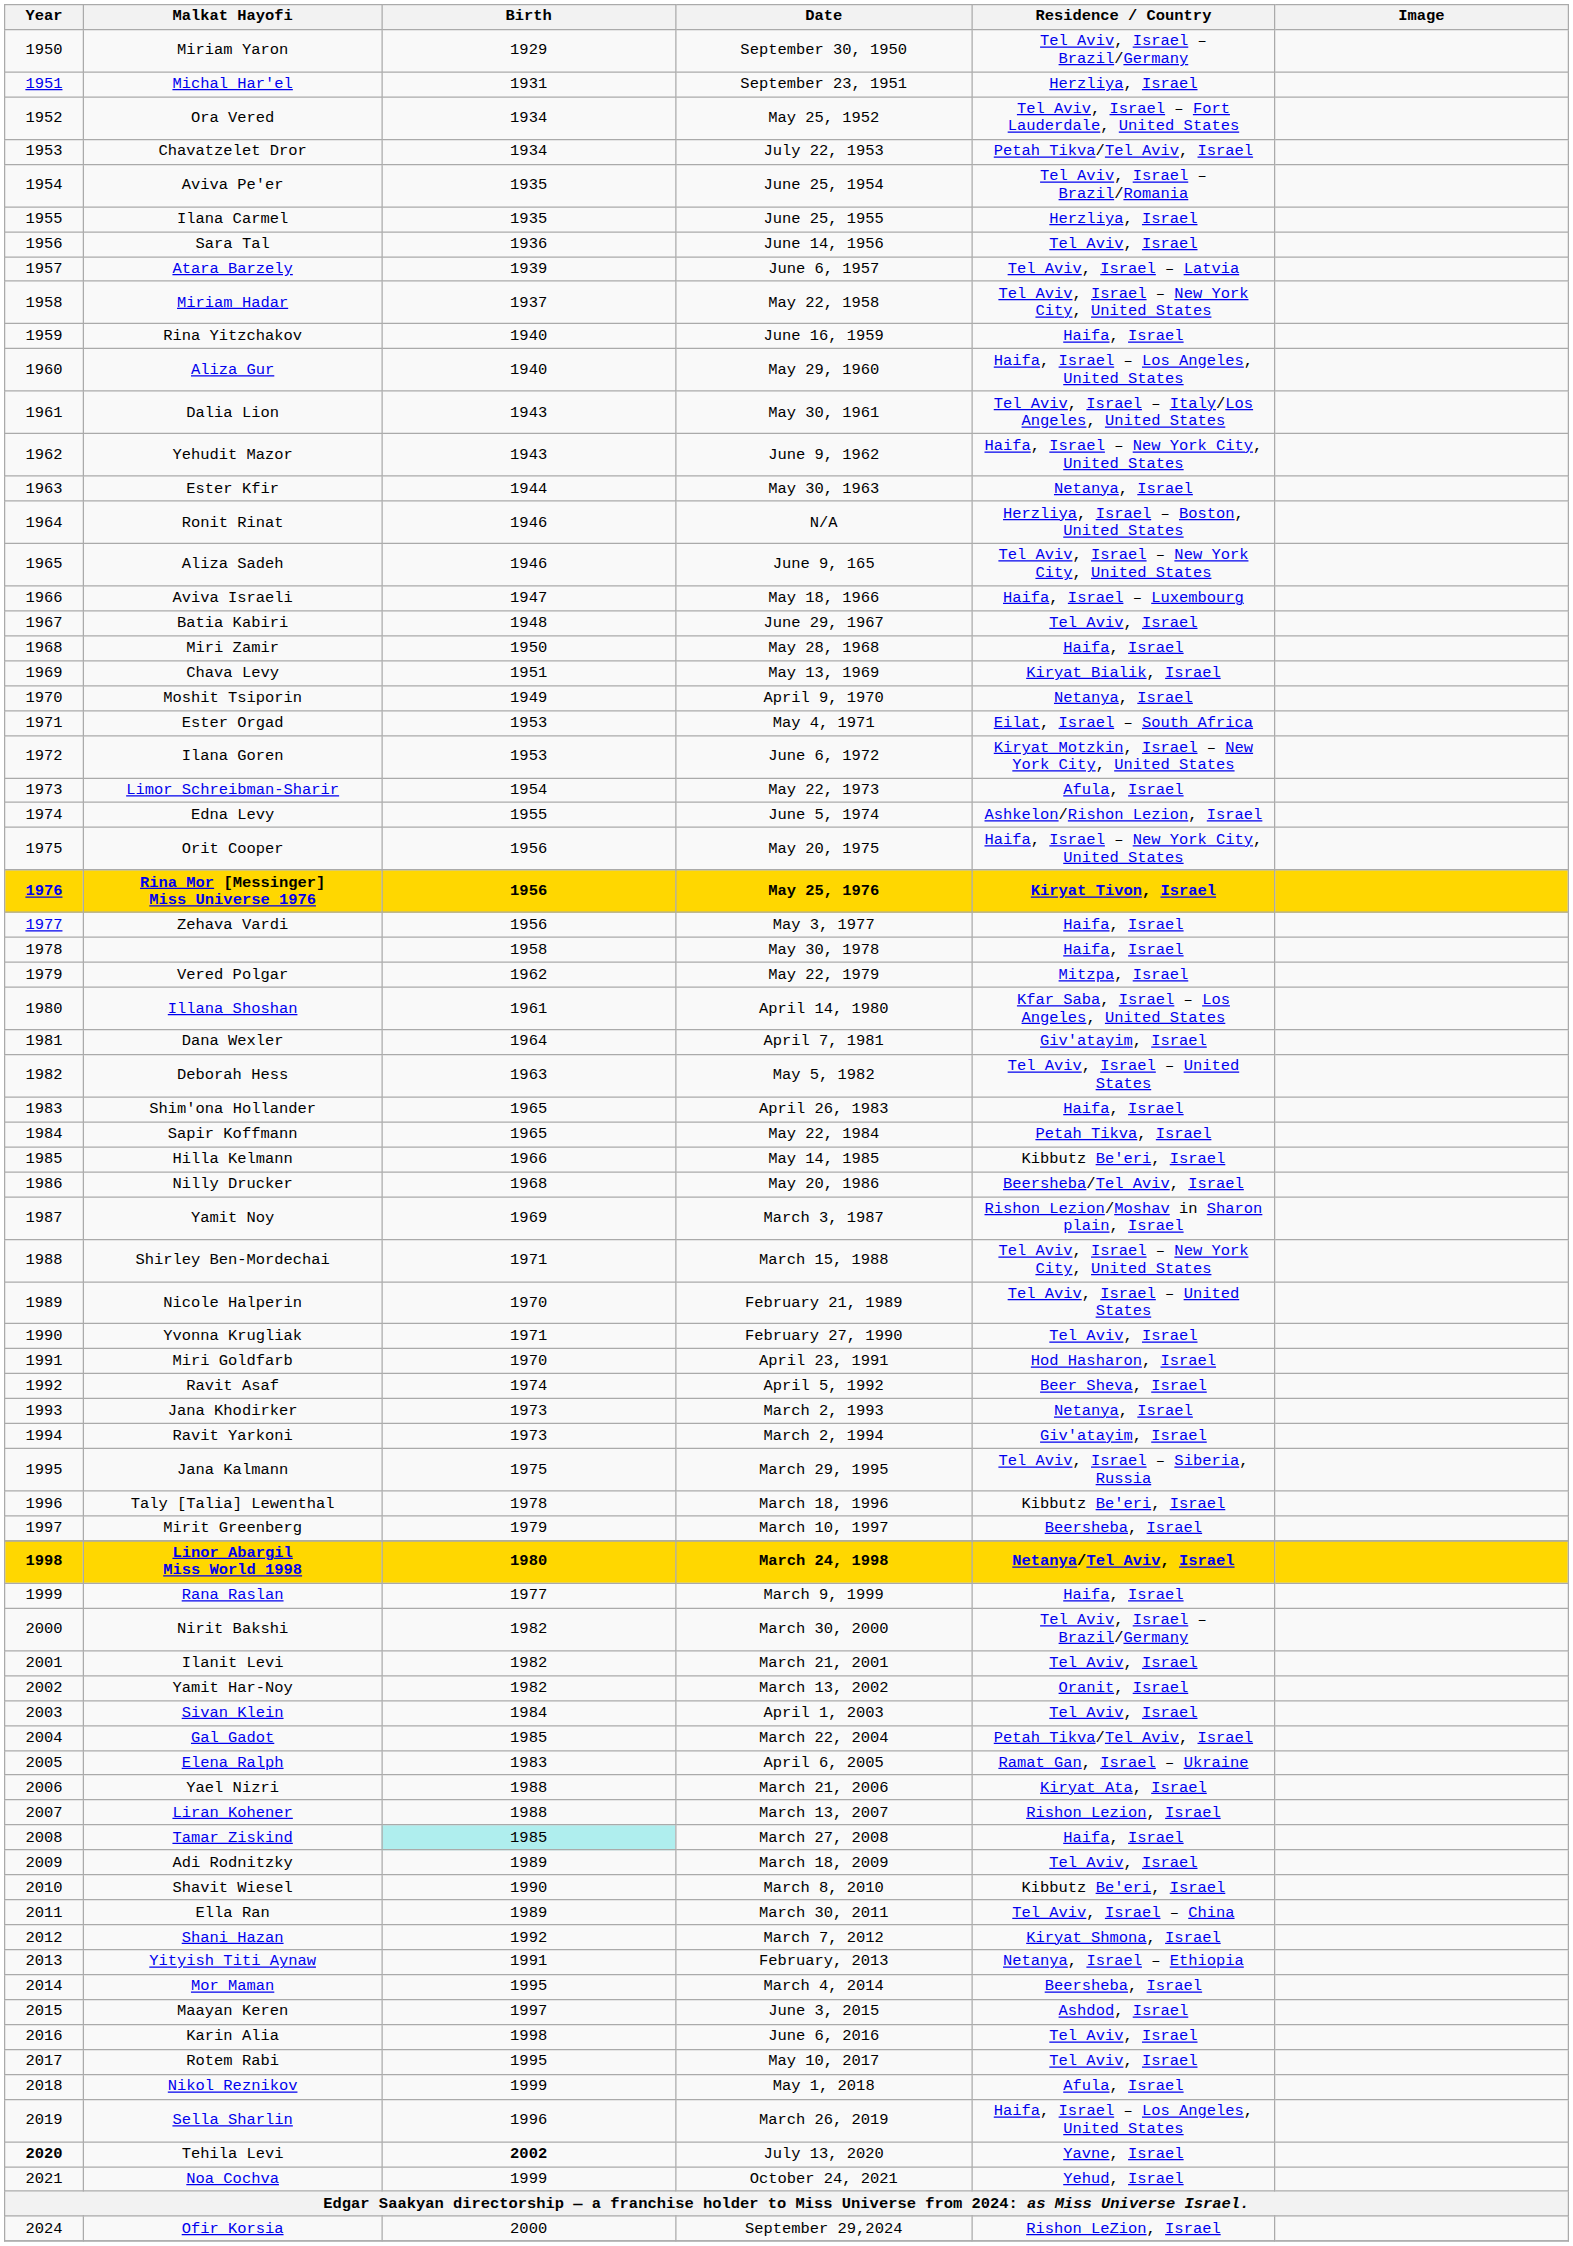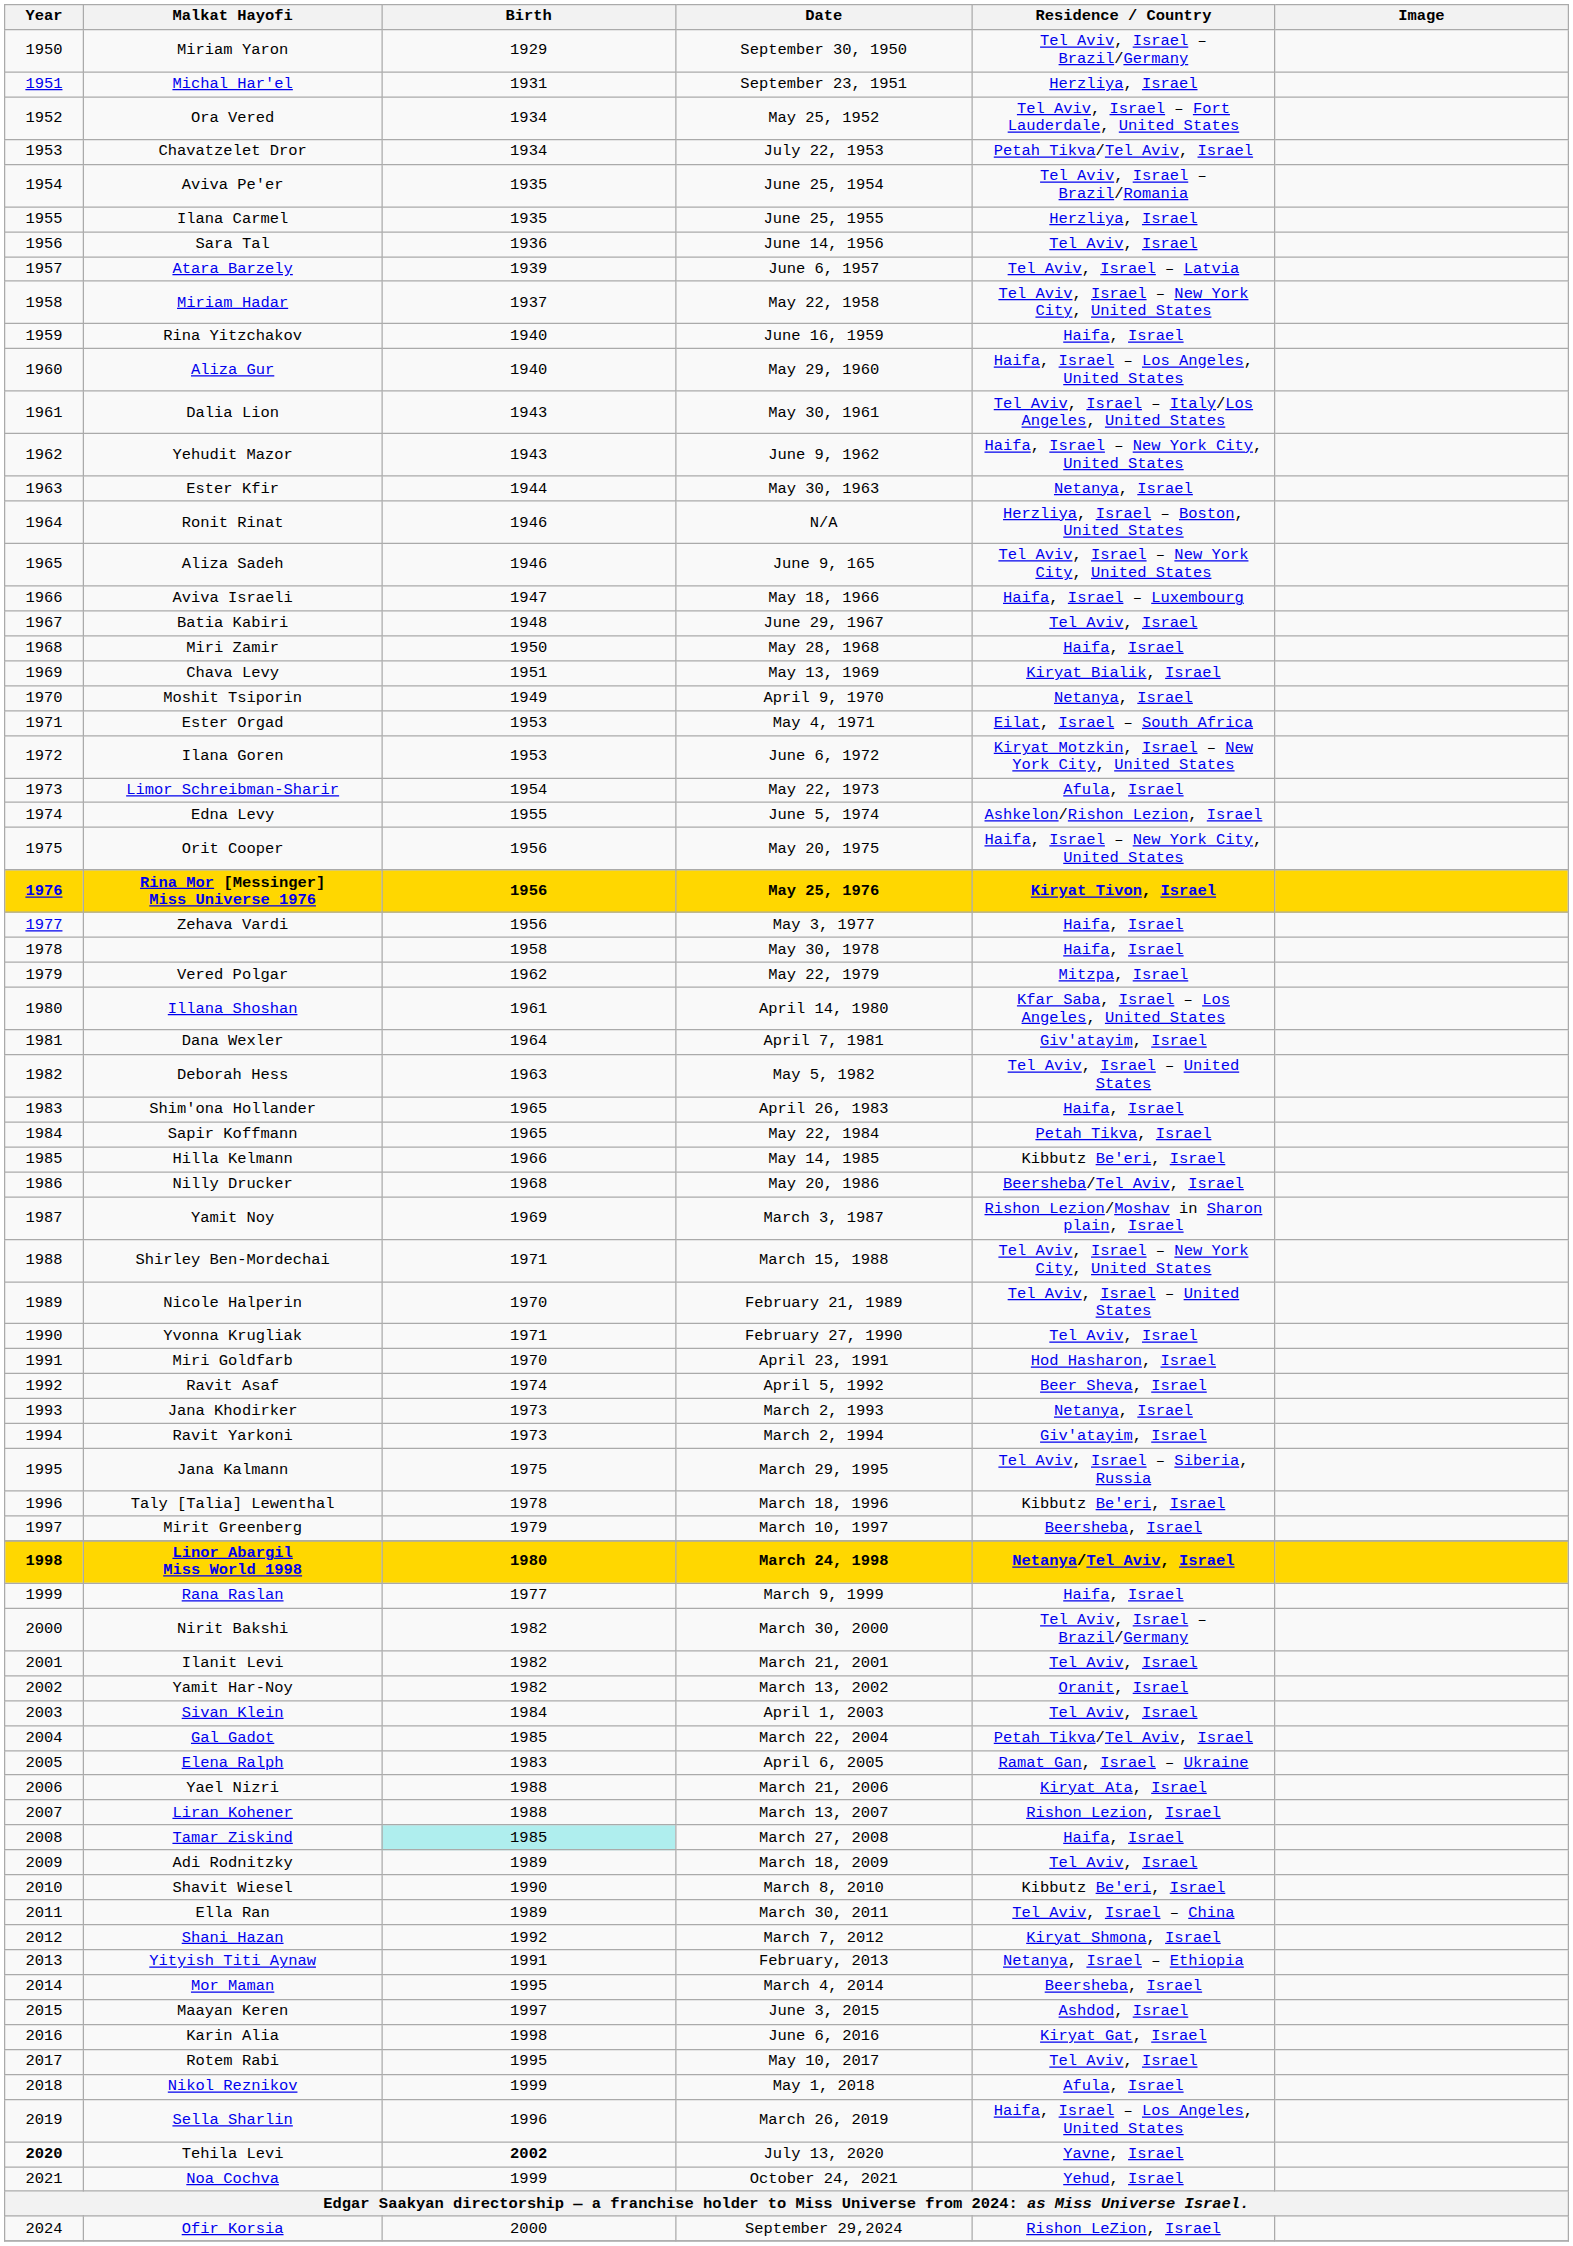(1123, 2037) Tel Aviv, Israel -> (1123, 2037) Kiryat Gat, Israel
